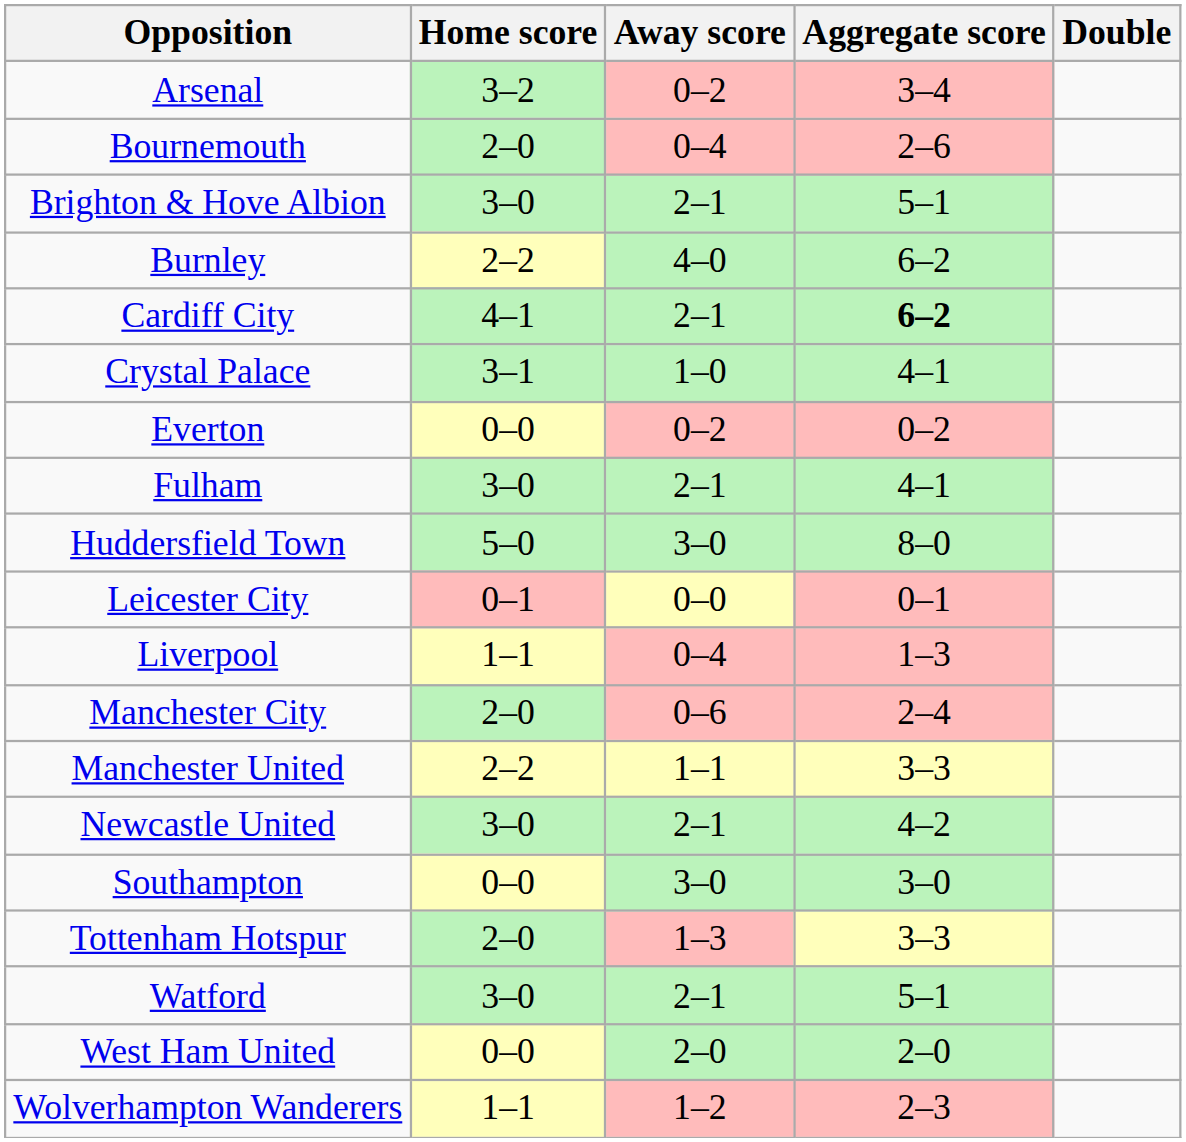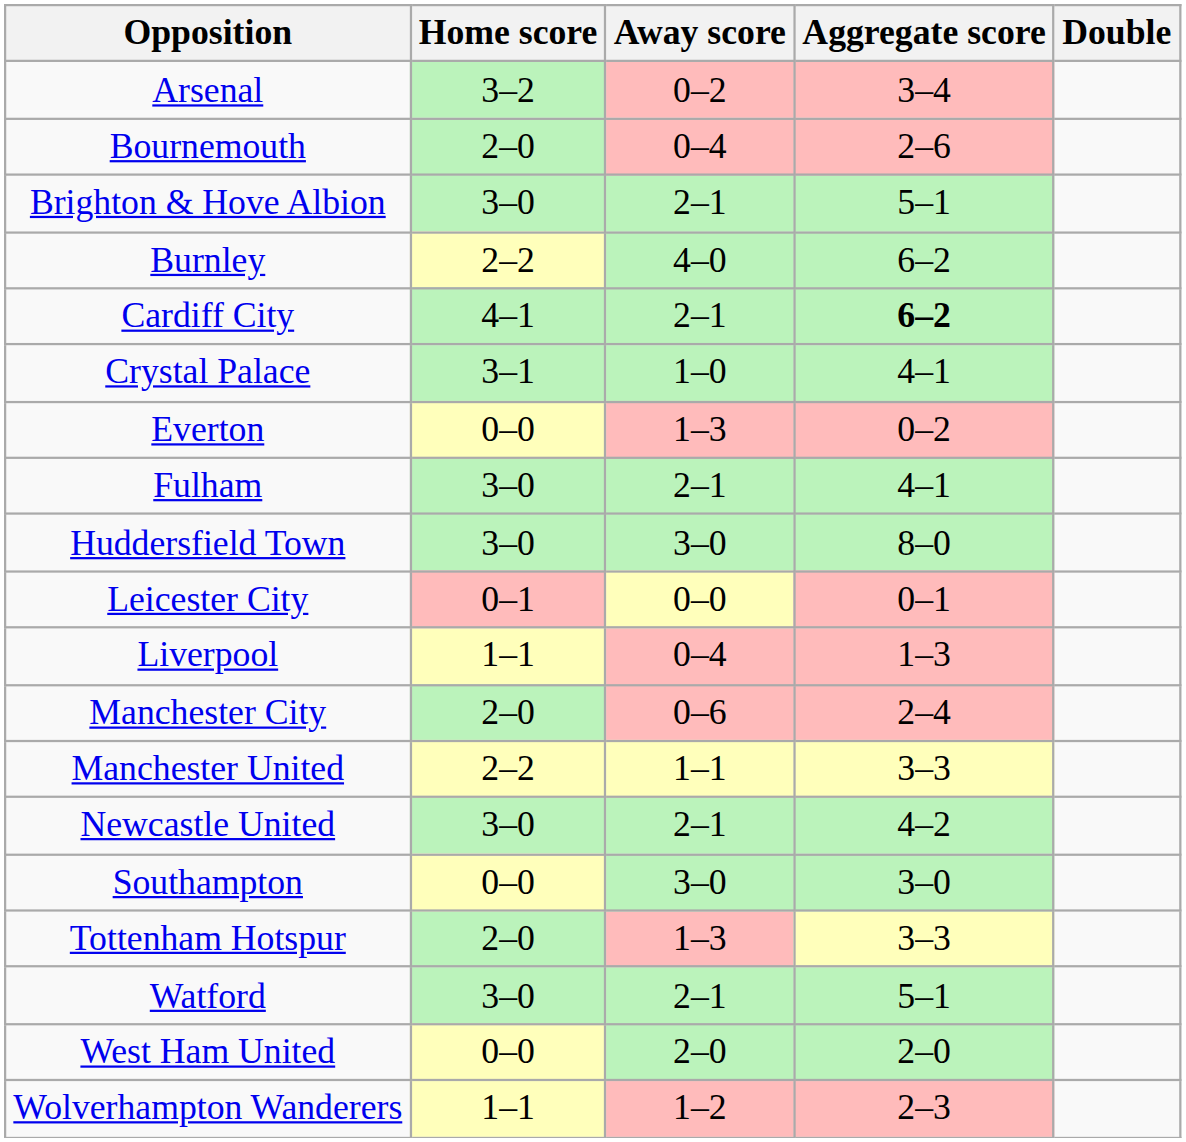(700, 428) 0–2 -> (700, 428) 1–3
(508, 542) 5–0 -> (508, 542) 3–0
